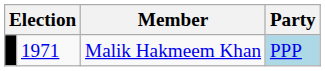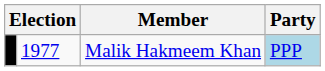(40, 50) 1971 -> (40, 50) 1977
